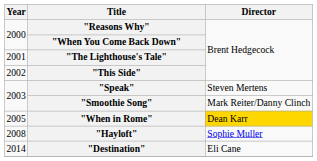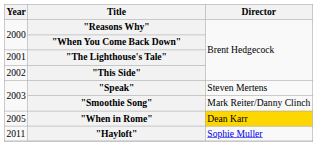(16, 133) 2008 -> (16, 133) 2011
- row: (117, 149)
